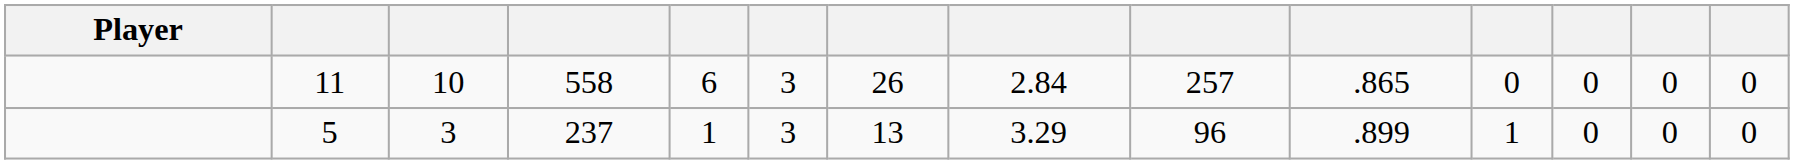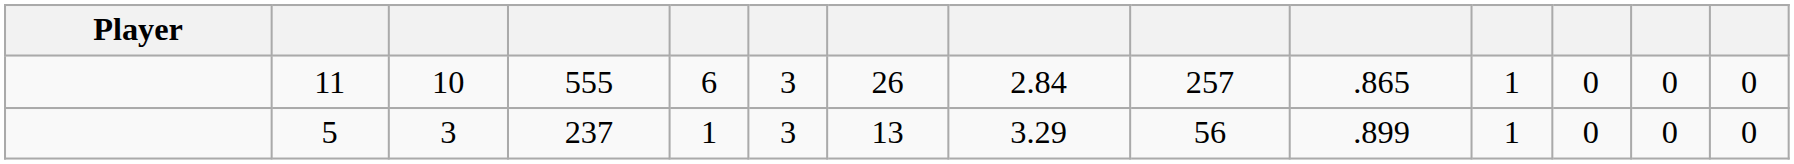(589, 81) 558 -> (589, 81) 555
(1512, 81) 0 -> (1512, 81) 1
(1210, 132) 96 -> (1210, 132) 56
